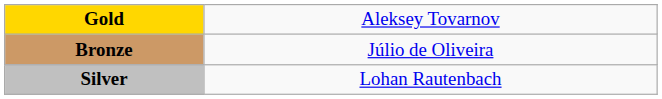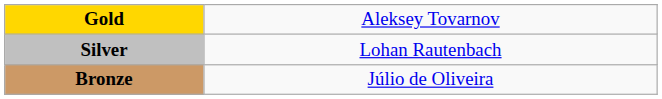rows swapped: (104, 79) <-> (104, 49)
